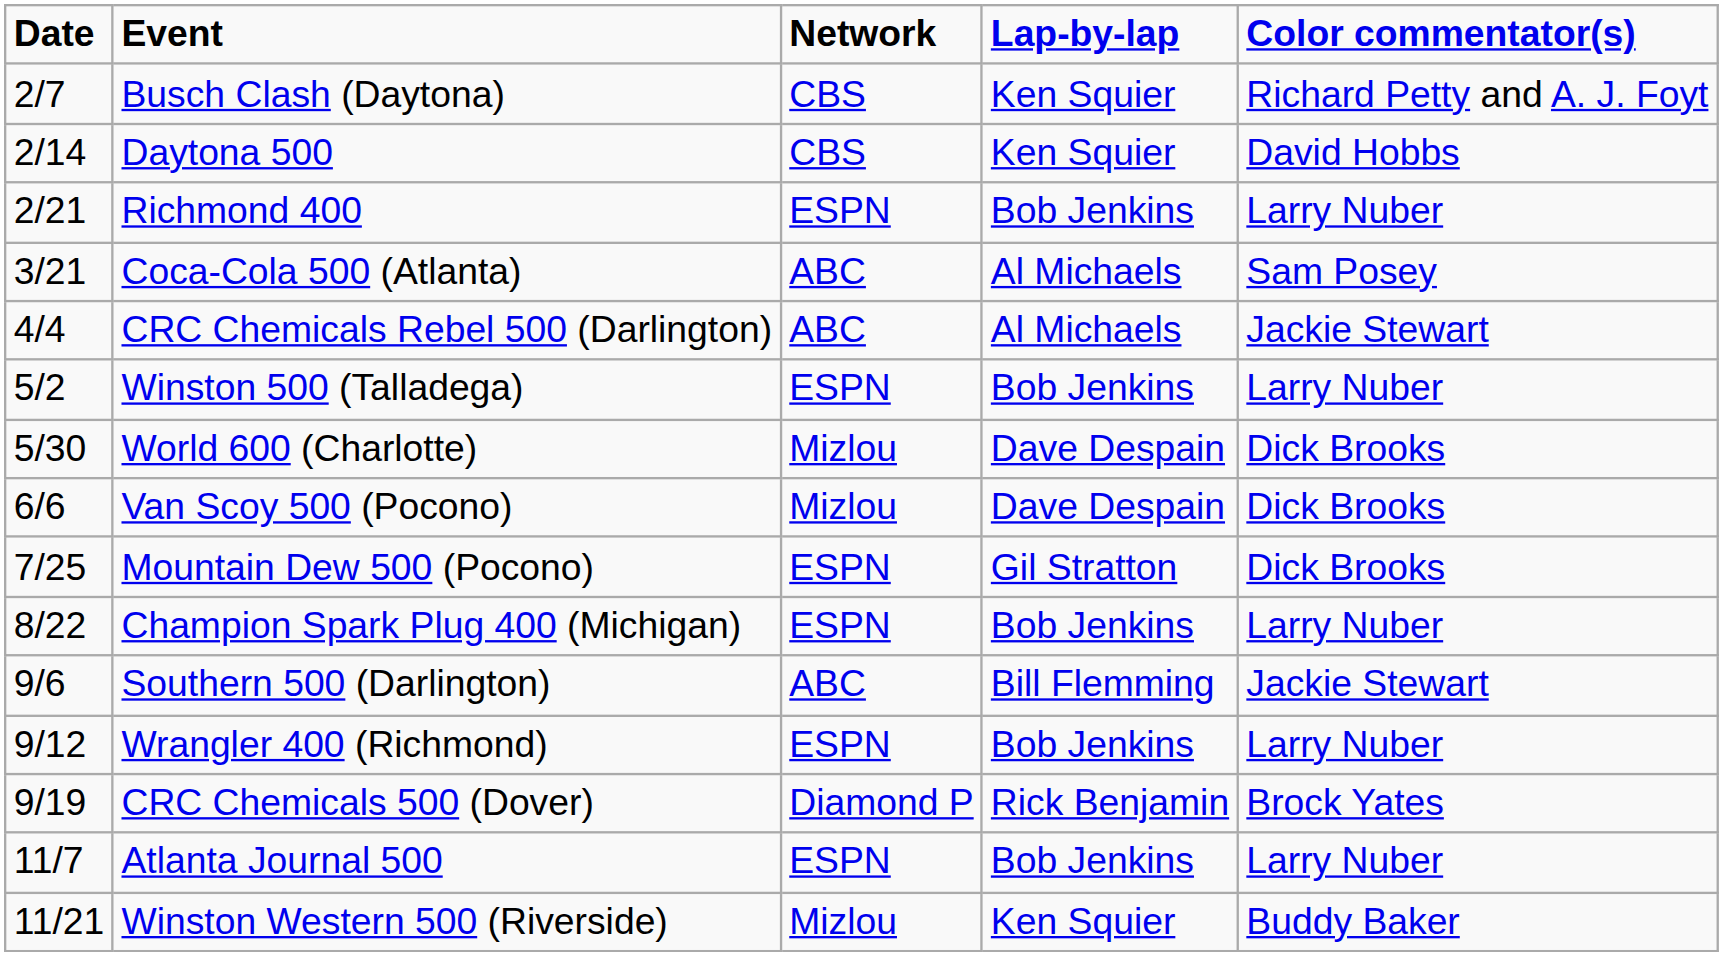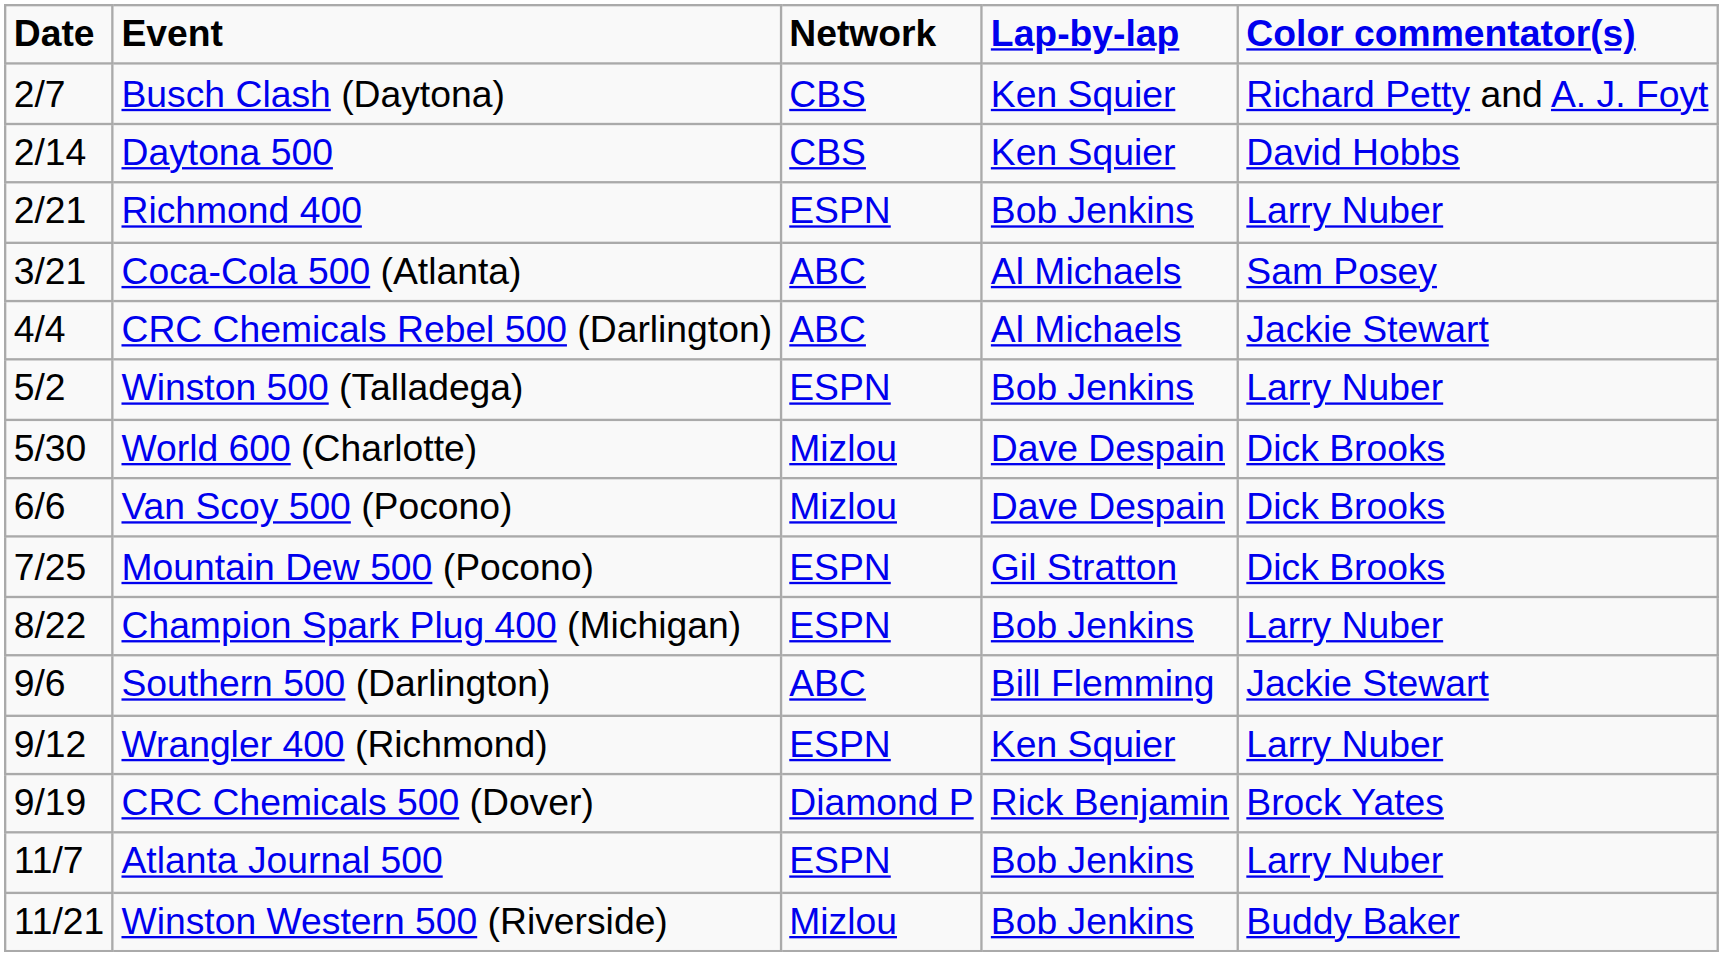(1092, 743) Bob Jenkins -> (1083, 743) Ken Squier
(1083, 920) Ken Squier -> (1092, 920) Bob Jenkins
